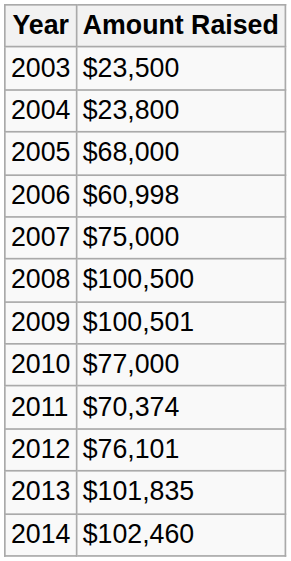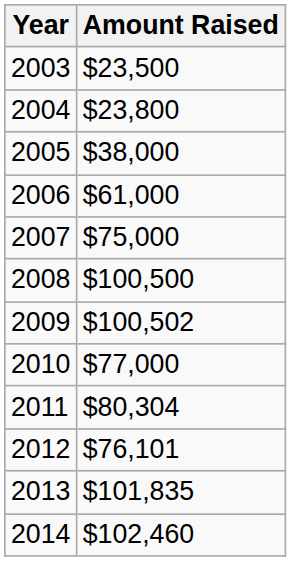(131, 152) $68,000 -> (131, 152) $38,000
(131, 195) $60,998 -> (131, 195) $61,000
(138, 322) $100,501 -> (138, 322) $100,502
(131, 407) $70,374 -> (131, 407) $80,304
